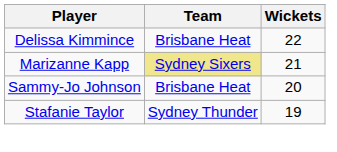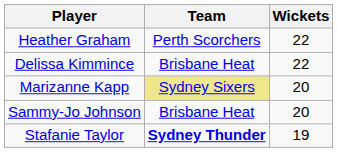+ row: (74, 40)
(293, 64) 21 -> (301, 87) 20
(203, 111) normal -> (207, 135) bold
